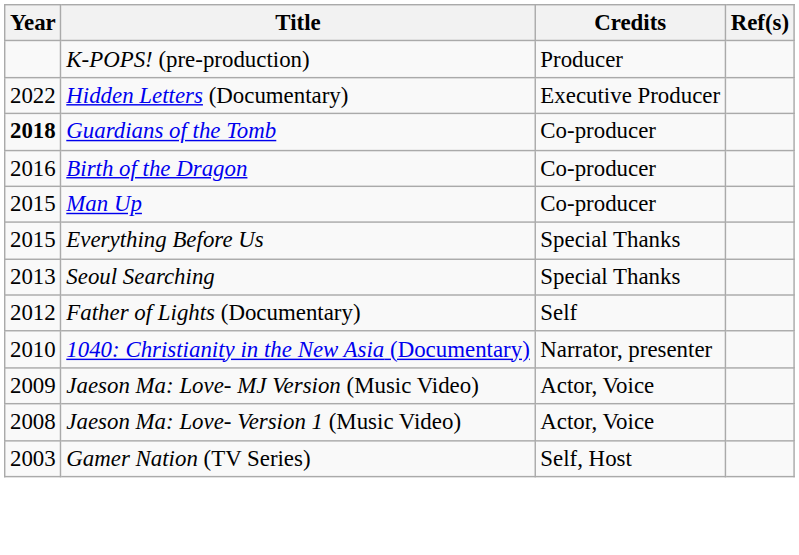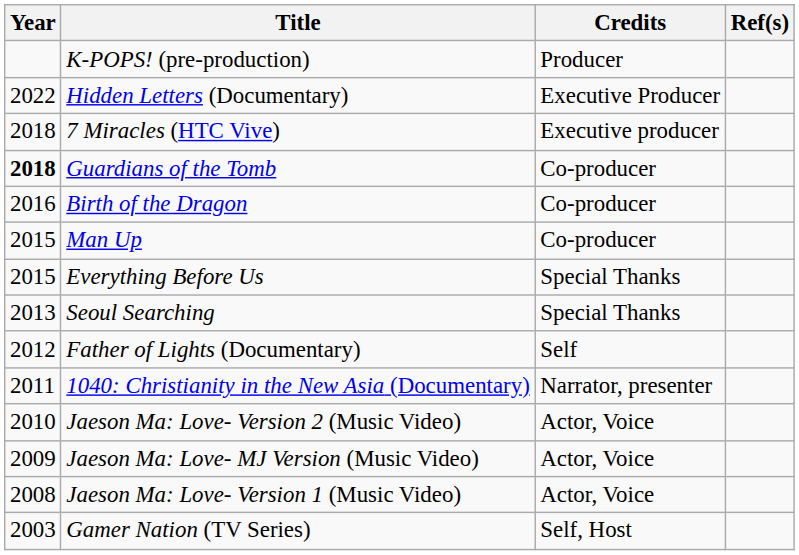+ row: (173, 131)
(33, 349) 2010 -> (32, 385) 2011
+ row: (264, 421)
